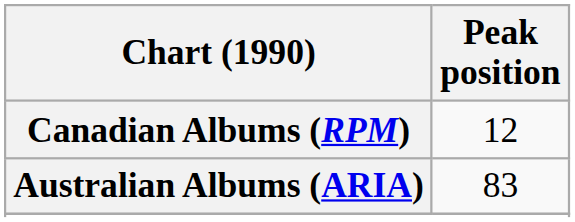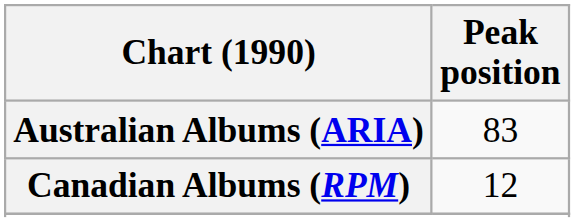rows swapped: (219, 185) <-> (219, 128)
